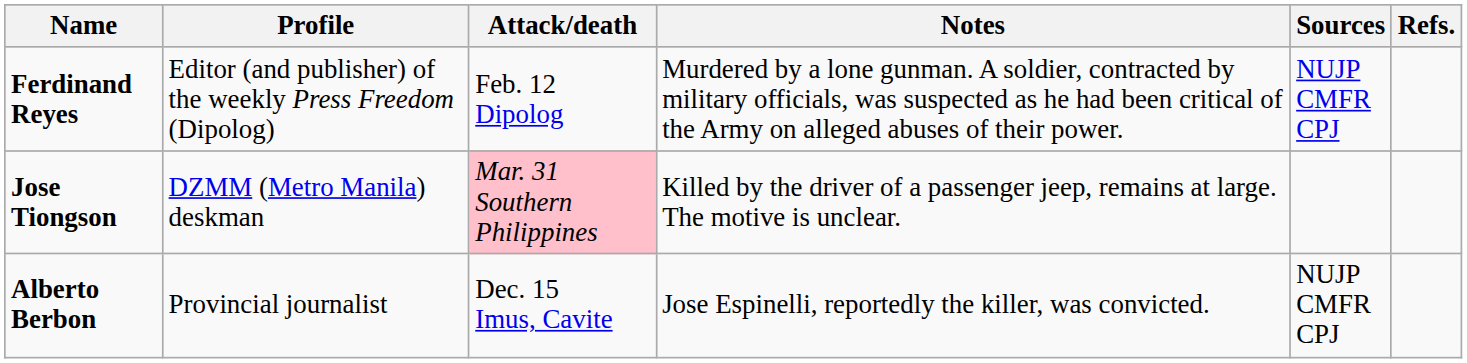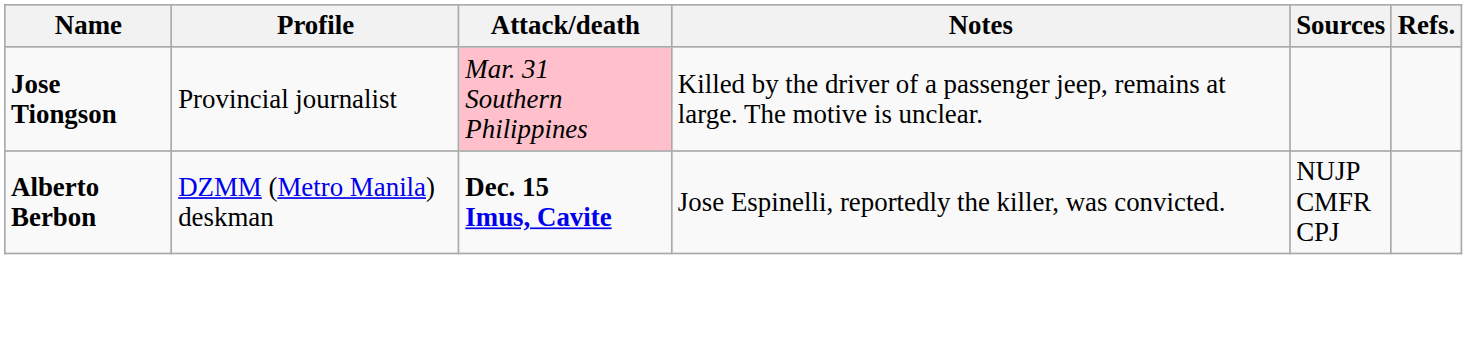- row: (72, 98)
(297, 201) DZMM (Metro Manila) deskman -> (288, 98) Provincial journalist
(278, 304) Provincial journalist -> (307, 201) DZMM (Metro Manila) deskman
(544, 304) normal -> (538, 201) bold
